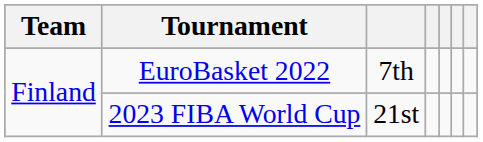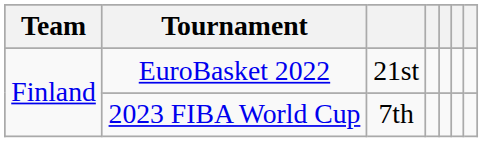(396, 70) 7th -> (396, 70) 21st
(396, 114) 21st -> (396, 114) 7th
